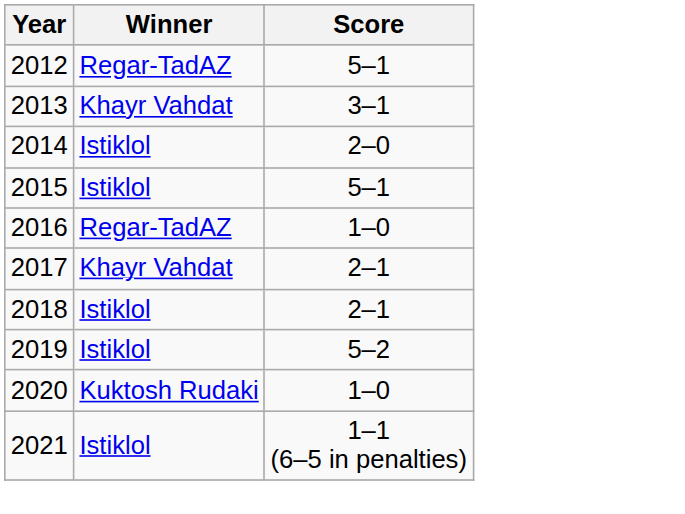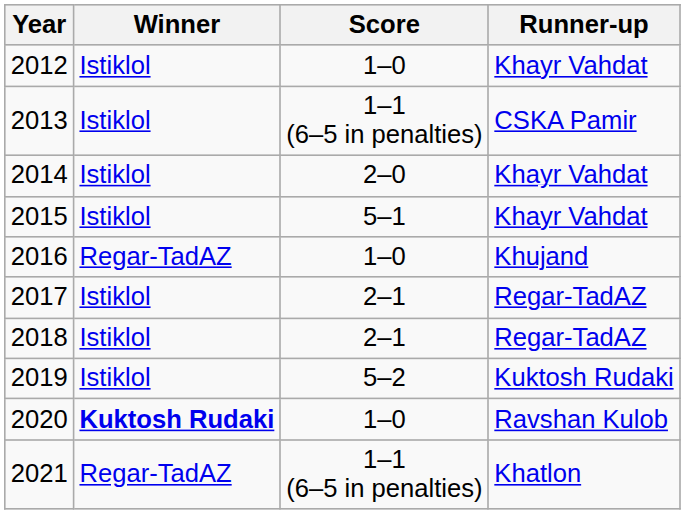+ column: (584, 24)
(156, 65) Regar-TadAZ -> (115, 65) Istiklol
(369, 65) 5–1 -> (384, 65) 1–0
(156, 106) Khayr Vahdat -> (115, 120) Istiklol
(369, 106) 3–1 -> (384, 120) 1–1 (6–5 in penalties)
(156, 268) Khayr Vahdat -> (115, 297) Istiklol
(169, 390) normal -> (177, 418) bold
(115, 445) Istiklol -> (156, 474) Regar-TadAZ
